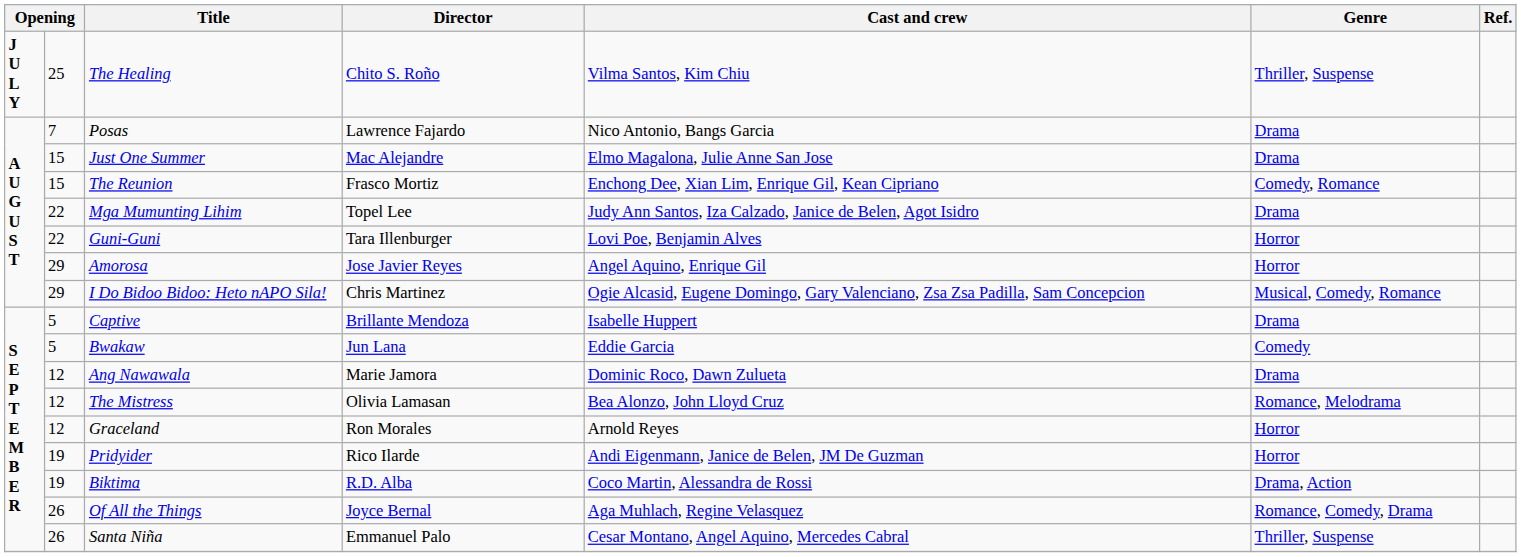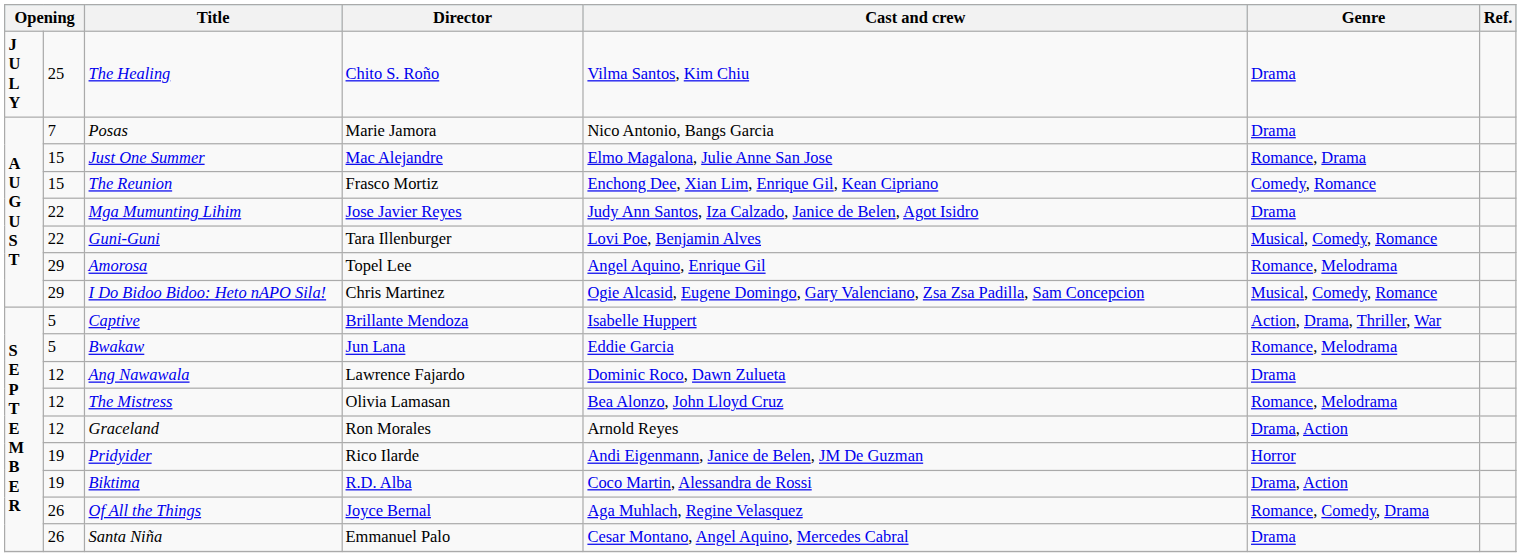(1314, 73) Thriller, Suspense -> (1273, 73) Drama
(406, 130) Lawrence Fajardo -> (391, 130) Marie Jamora
(1277, 157) Drama -> (1309, 157) Romance, Drama
(379, 211) Topel Lee -> (404, 211) Jose Javier Reyes
(1277, 238) Horror -> (1344, 238) Musical, Comedy, Romance
(404, 265) Jose Javier Reyes -> (379, 265) Topel Lee
(1277, 265) Horror -> (1324, 265) Romance, Melodrama
(1277, 320) Drama -> (1346, 320) Action, Drama, Thriller, War
(1282, 347) Comedy -> (1324, 347) Romance, Melodrama
(391, 374) Marie Jamora -> (405, 374) Lawrence Fajardo
(1277, 428) Horror -> (1299, 428) Drama, Action
(1314, 537) Thriller, Suspense -> (1273, 537) Drama
